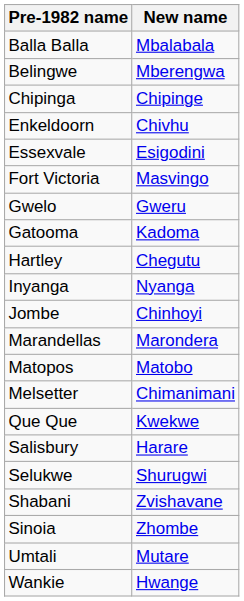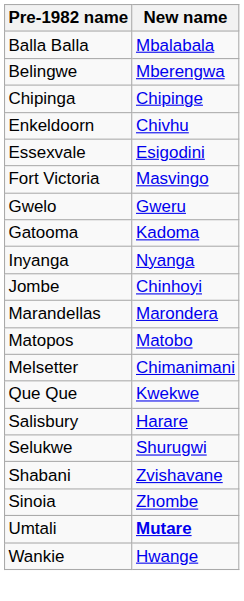- row: (35, 260)
(162, 555) normal -> (164, 529) bold
